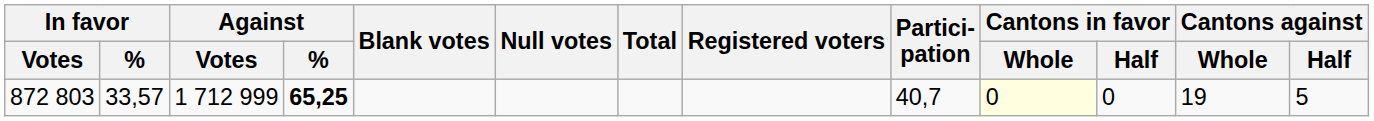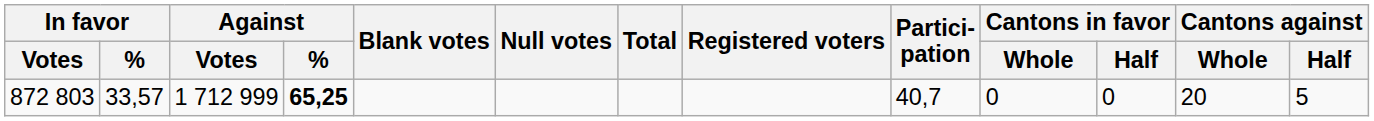(992, 97) lightyellow background -> (992, 97) no background
(1194, 97) 19 -> (1194, 97) 20
